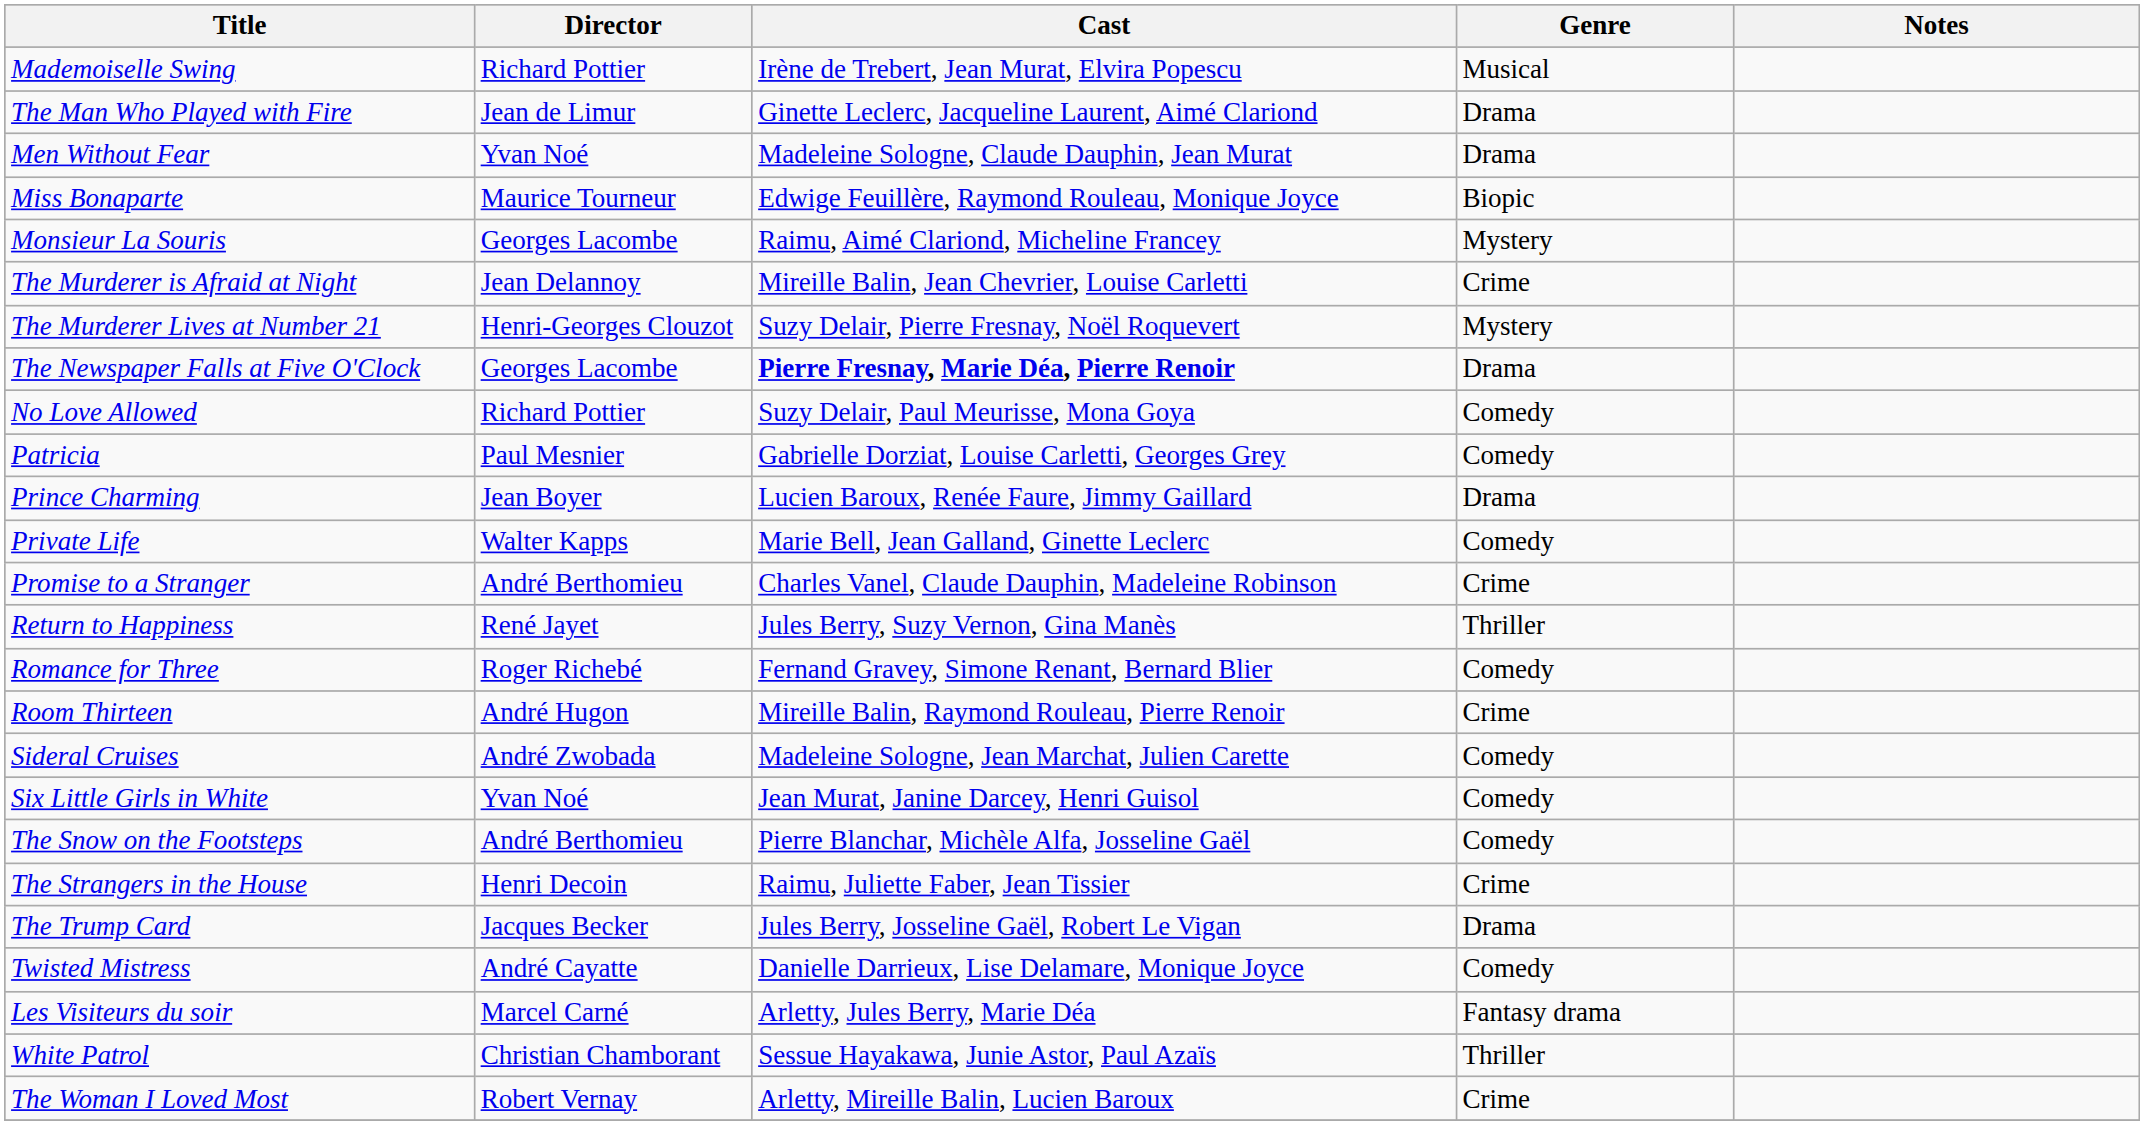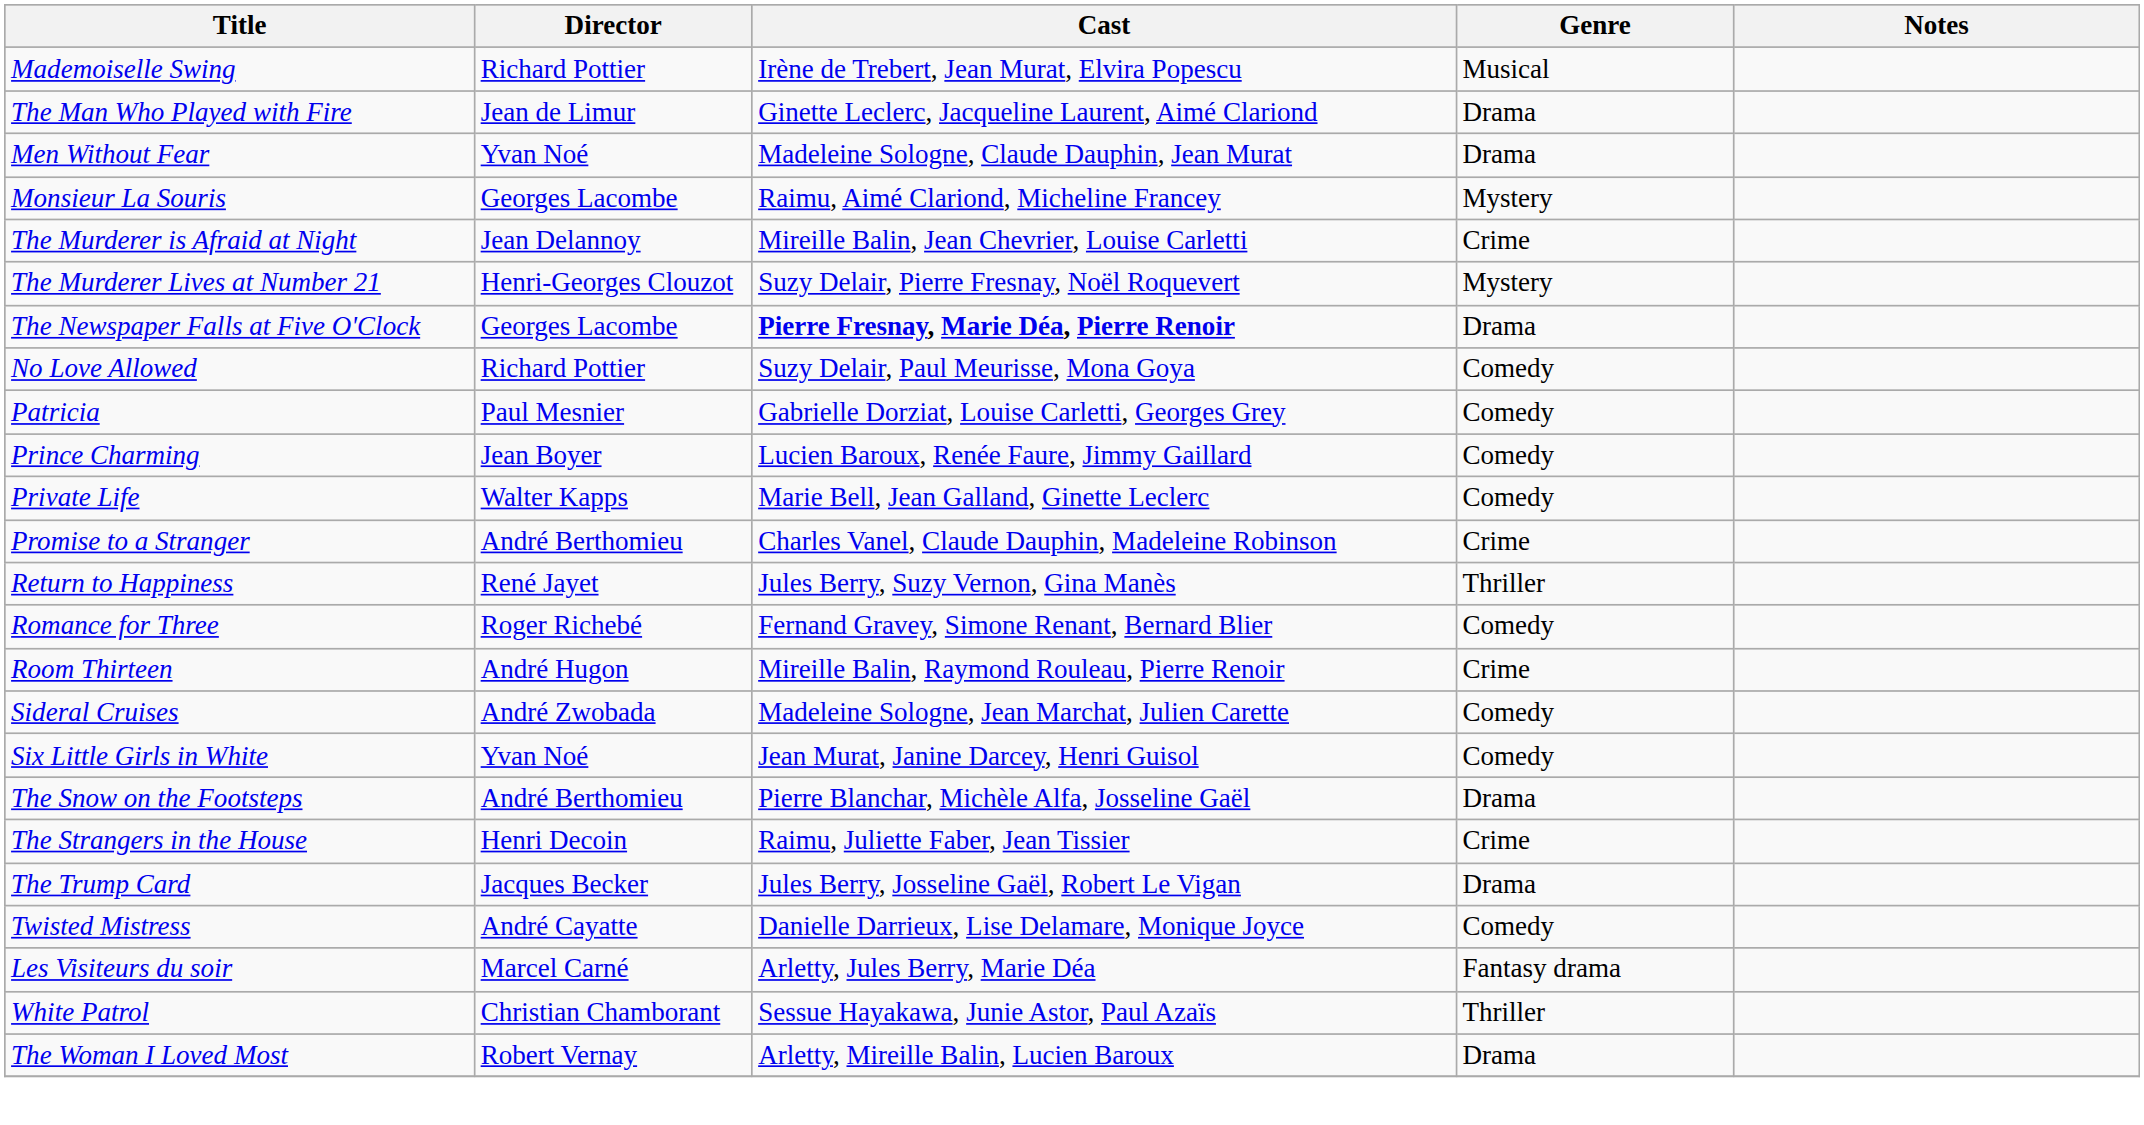- row: (97, 197)
(1499, 497) Drama -> (1508, 454) Comedy
(1508, 840) Comedy -> (1499, 797) Drama
(1496, 1098) Crime -> (1499, 1055) Drama
